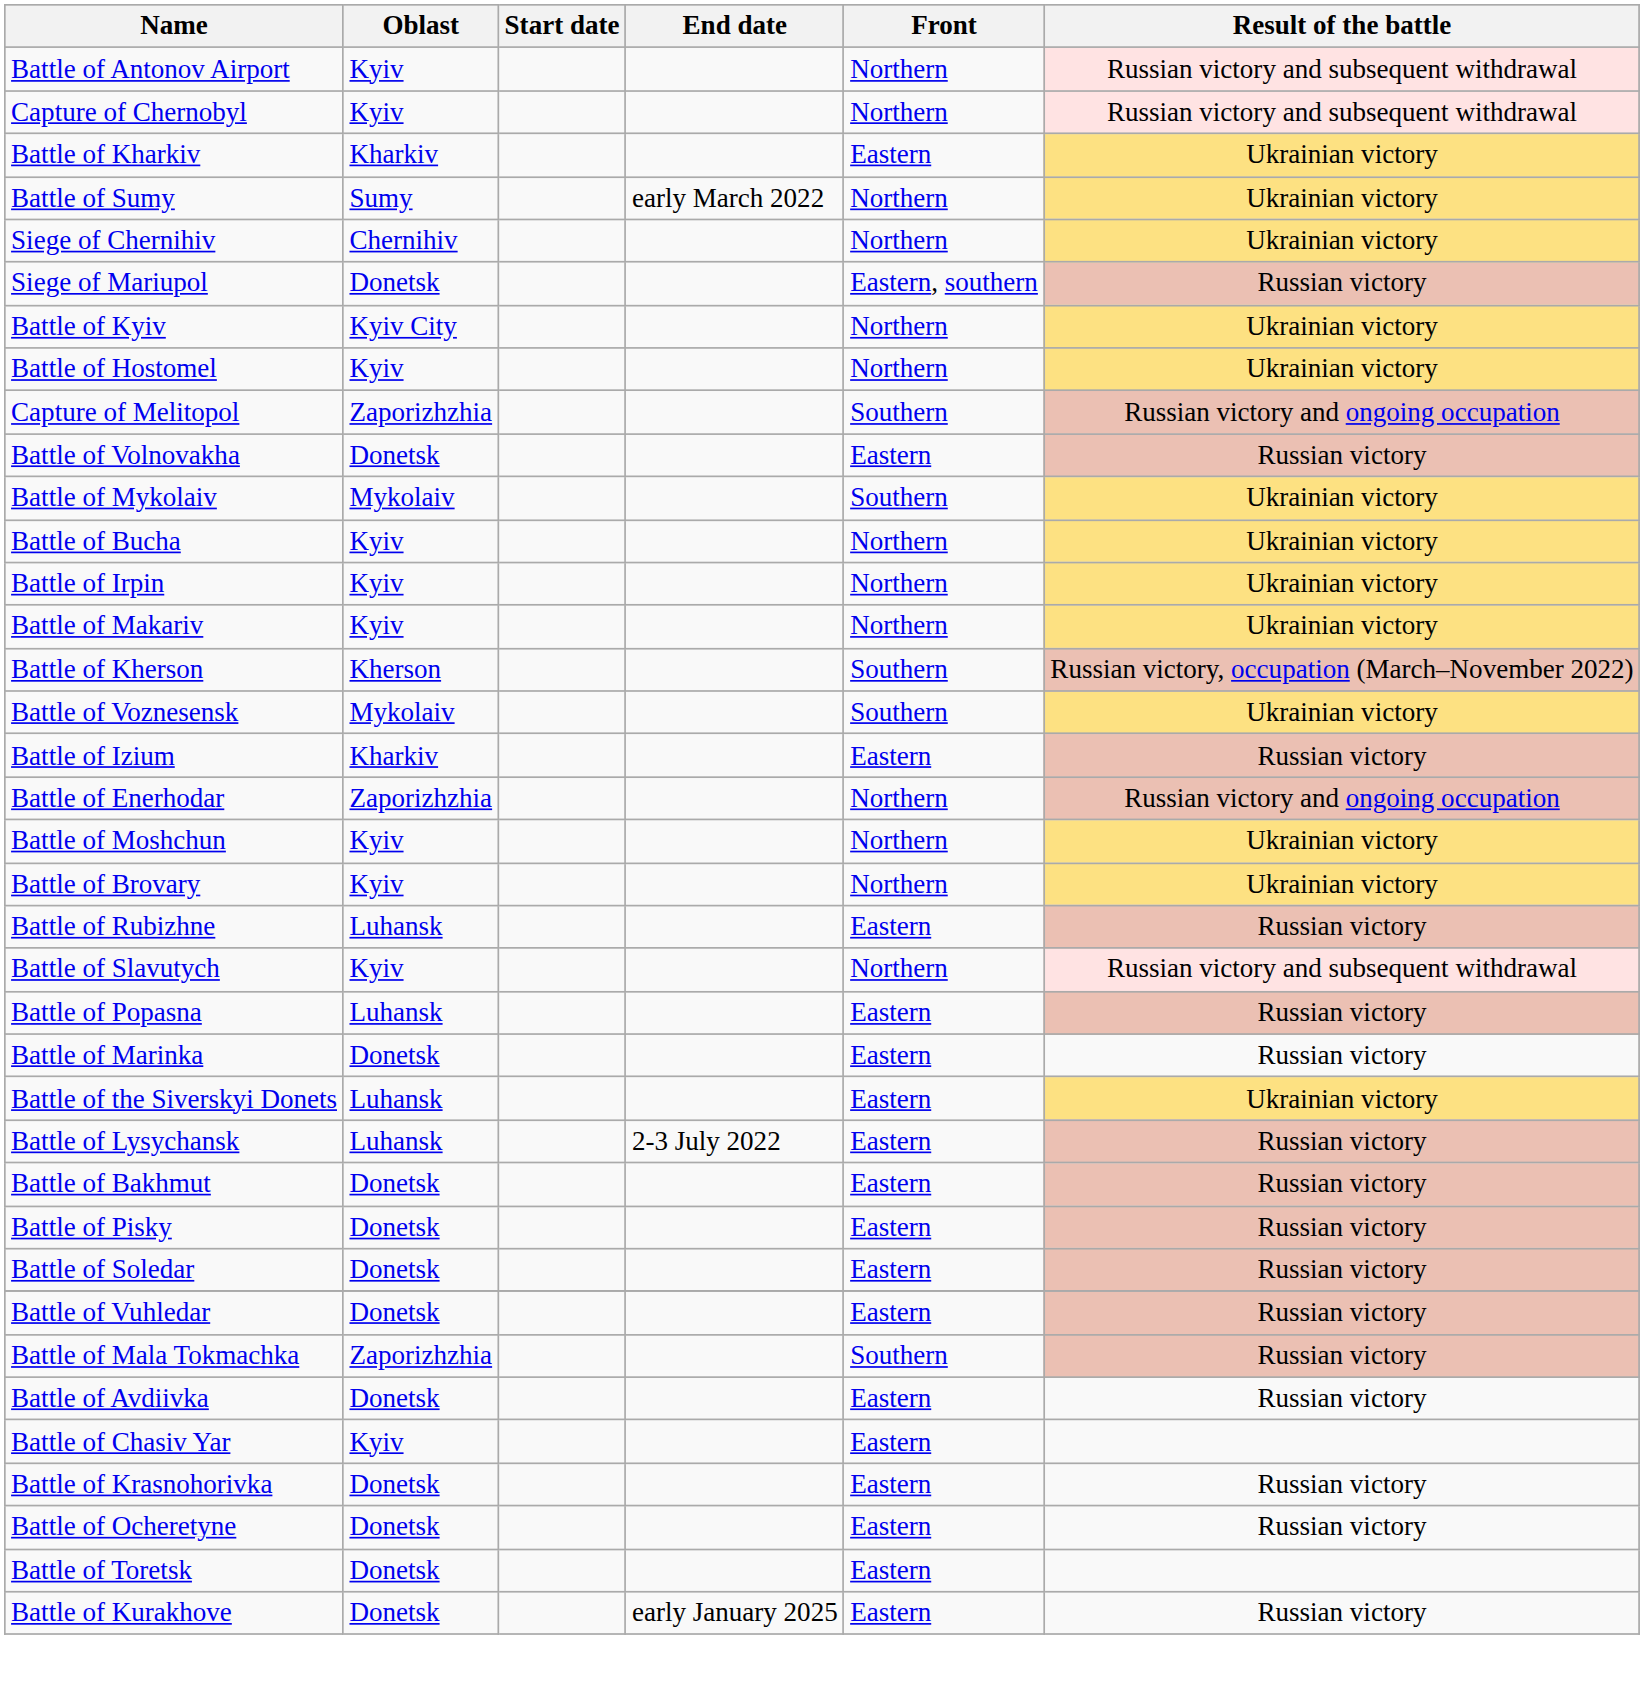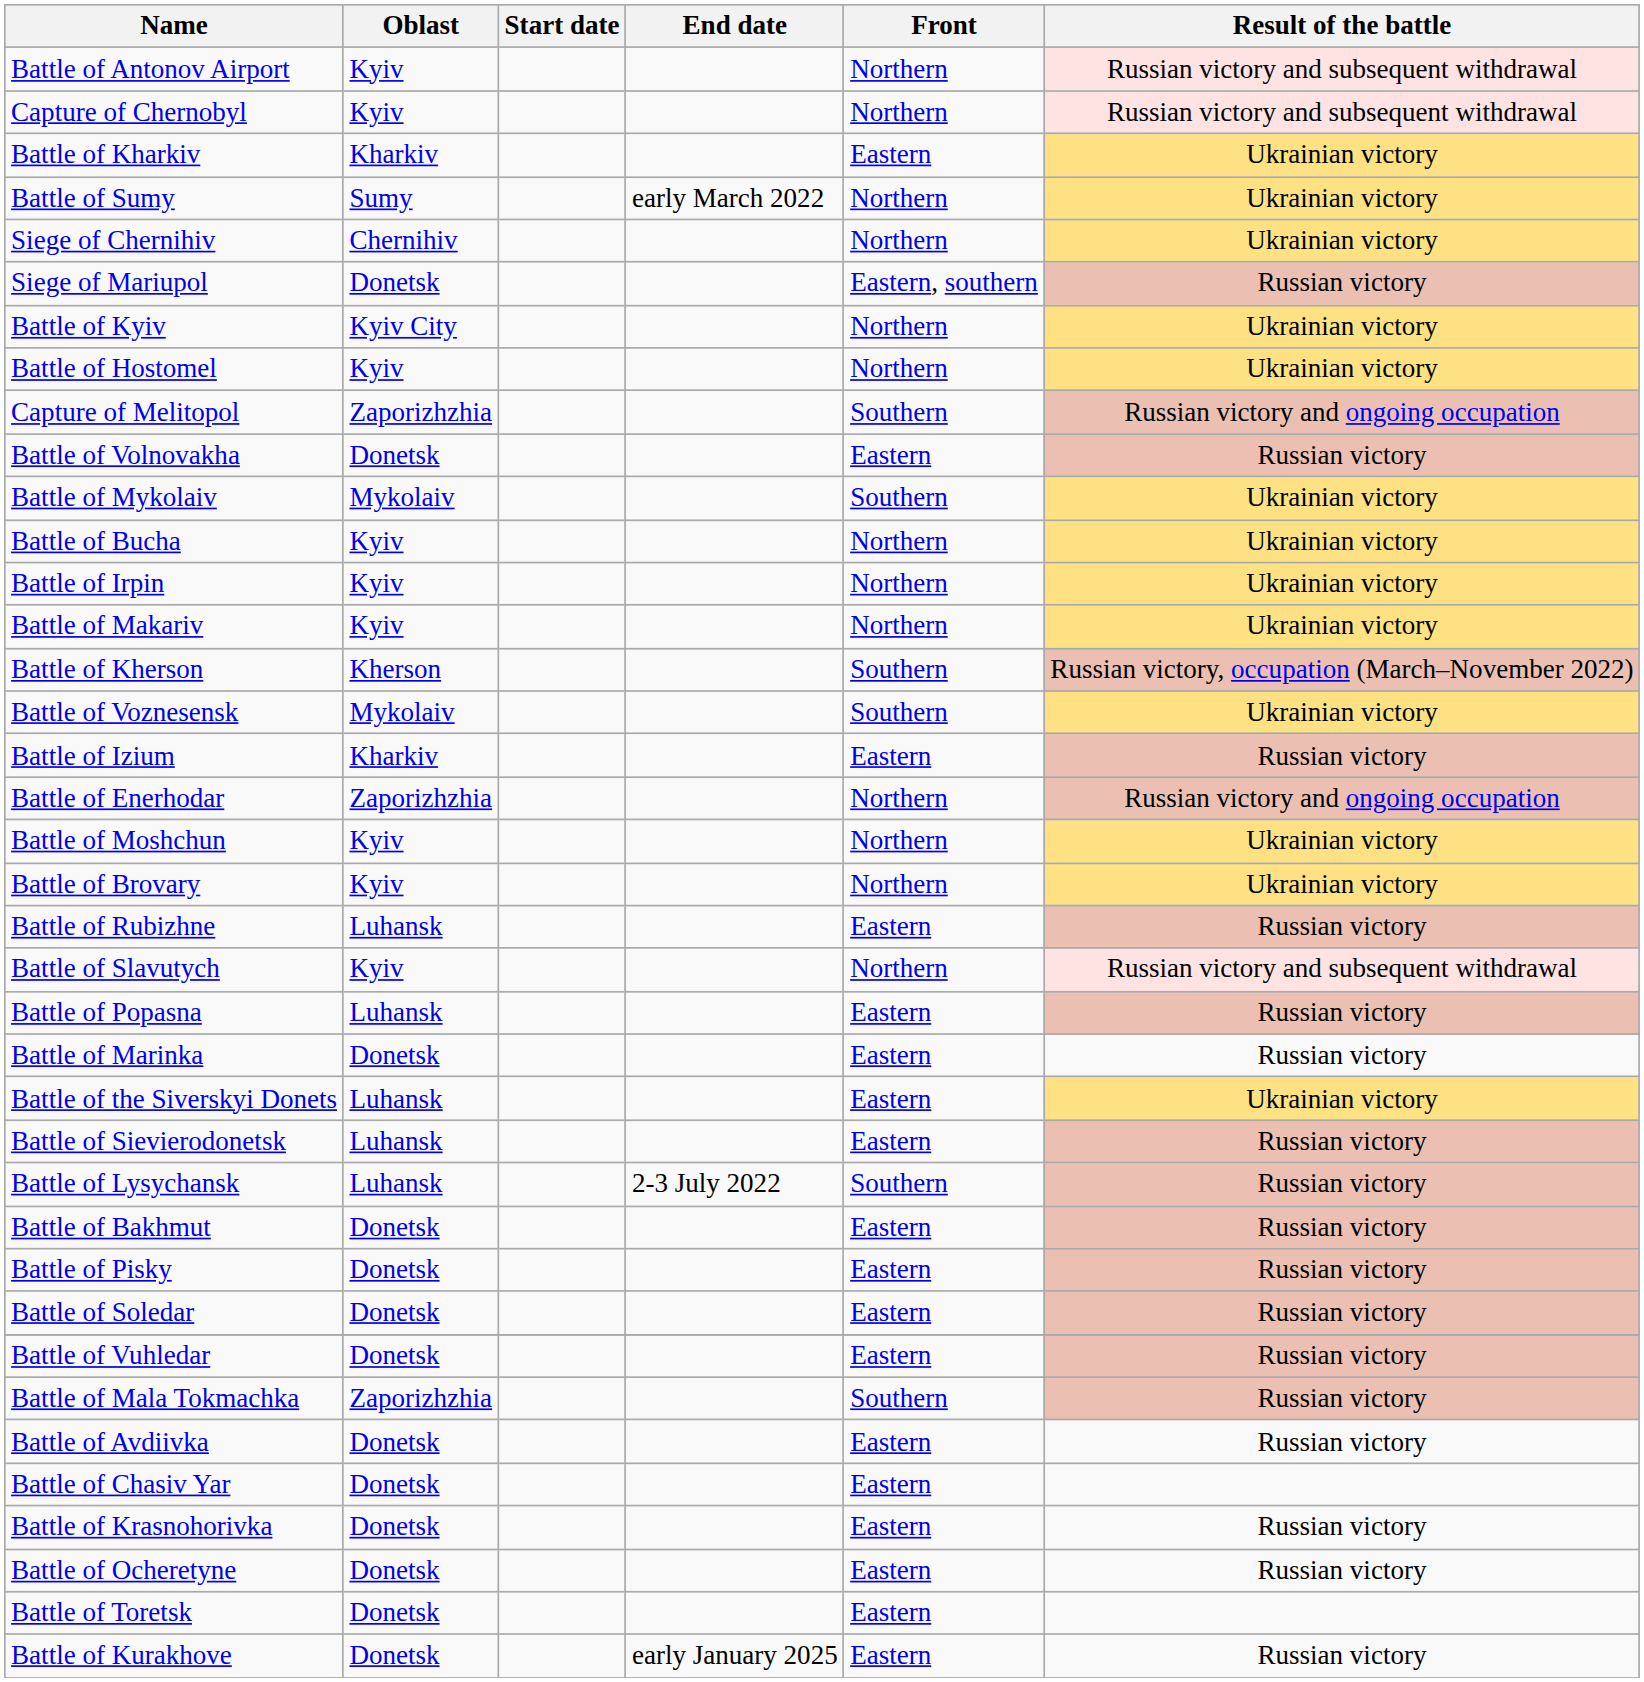+ row: (149, 1140)
(891, 1140) Eastern -> (899, 1183) Southern
(377, 1441) Kyiv -> (395, 1483) Donetsk
